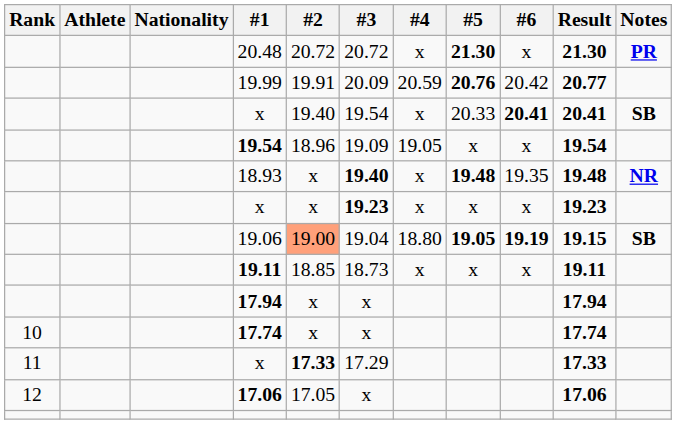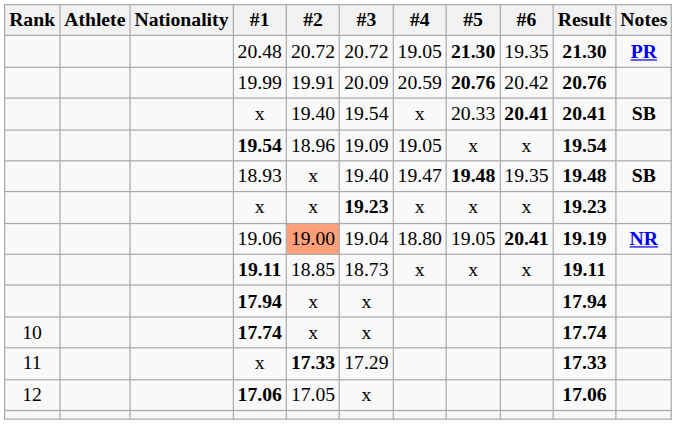(420, 51) x -> (420, 51) 19.05
(526, 51) x -> (526, 51) 19.35
(584, 82) 20.77 -> (584, 82) 20.76
(366, 176) bold -> (366, 176) normal
(420, 176) x -> (420, 176) 19.47
(644, 176) NR -> (644, 176) SB
(473, 238) bold -> (473, 238) normal
(526, 238) 19.19 -> (526, 238) 20.41
(584, 238) 19.15 -> (584, 238) 19.19
(644, 238) SB -> (644, 238) NR
